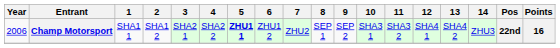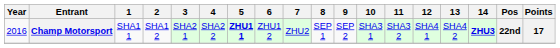(17, 30) 2006 -> (17, 30) 2016
(483, 30) normal -> (483, 30) bold
(539, 30) 16 -> (539, 30) 17
